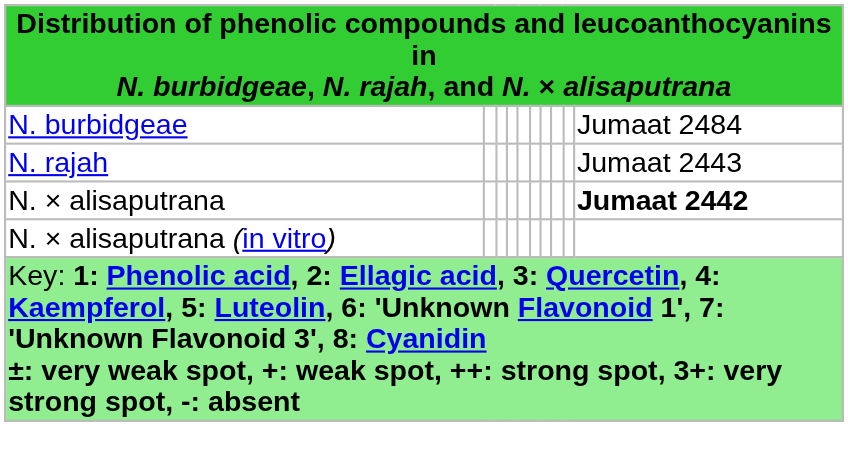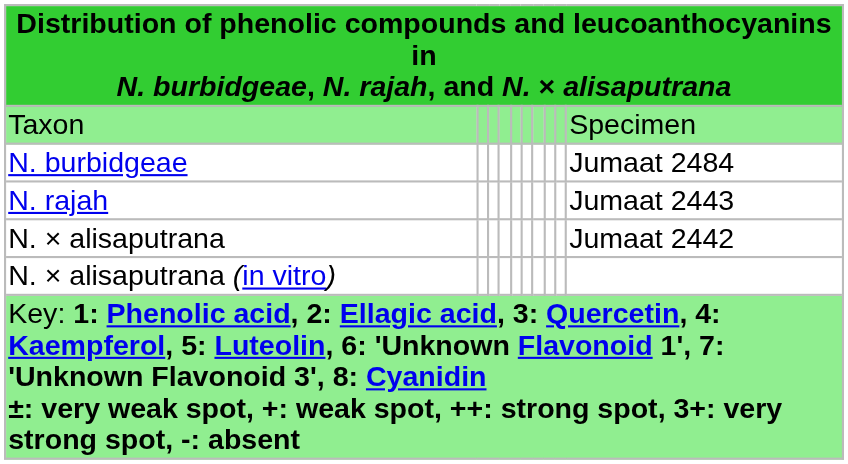+ row: (46, 125)
(663, 200) bold -> (652, 238) normal
